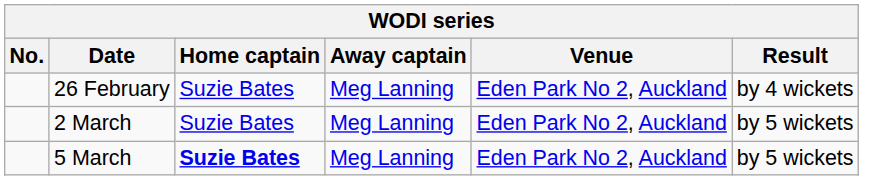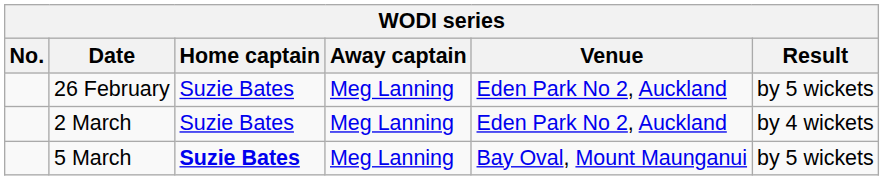(795, 89) by 4 wickets -> (815, 89) by 5 wickets
(795, 123) by 5 wickets -> (815, 123) by 4 wickets
(602, 157) Eden Park No 2, Auckland -> (612, 157) Bay Oval, Mount Maunganui
